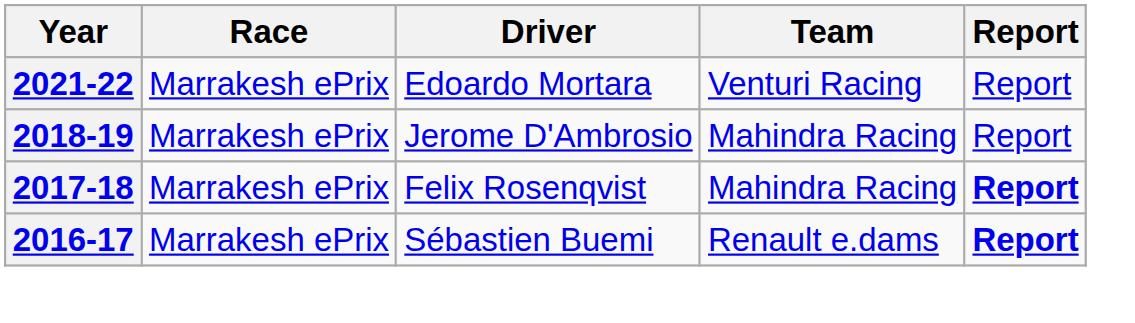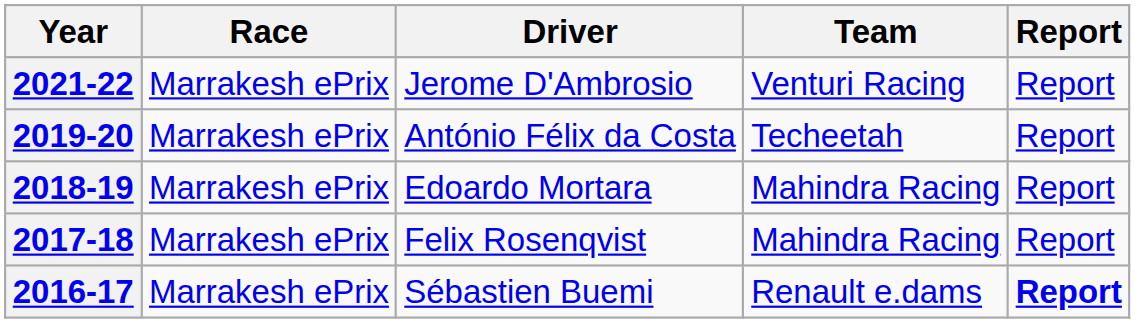(528, 84) Edoardo Mortara -> (548, 84) Jerome D'Ambrosio
+ row: (73, 136)
(548, 136) Jerome D'Ambrosio -> (528, 188) Edoardo Mortara
(1026, 188) bold -> (1065, 240) normal
